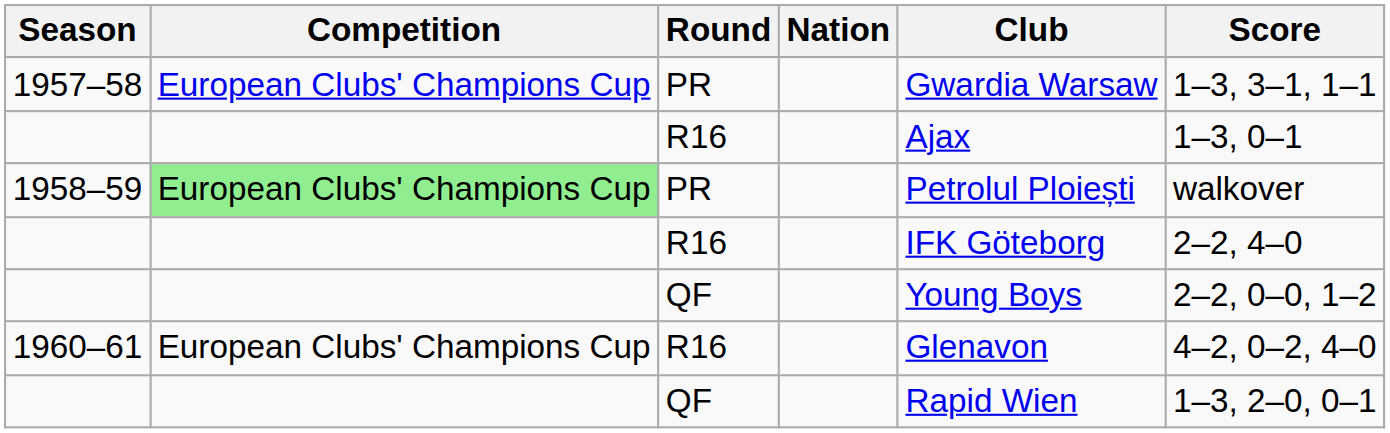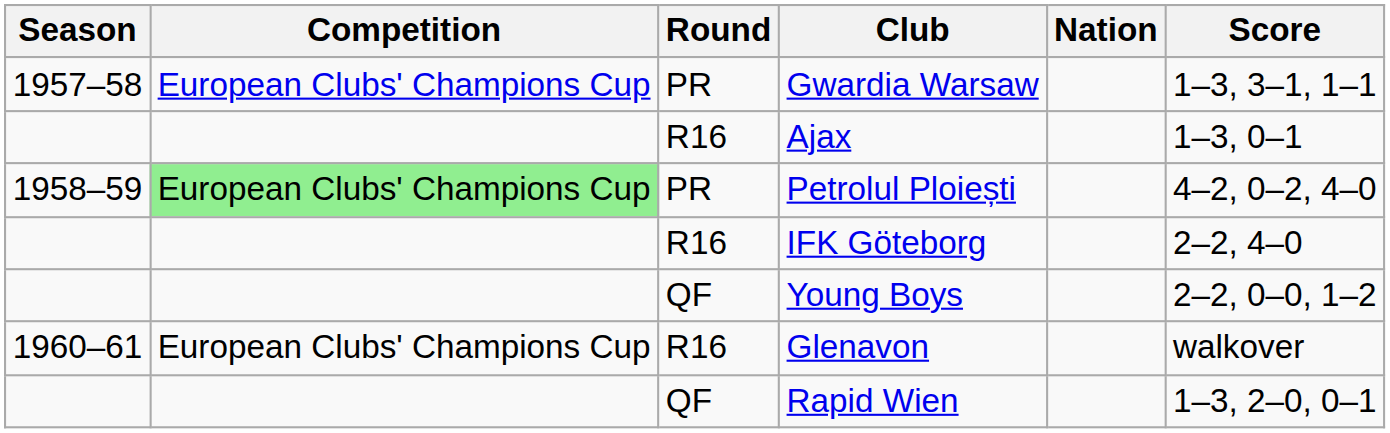columns swapped: (838, 30) <-> (1032, 30)
(1239, 189) walkover -> (1275, 189) 4–2, 0–2, 4–0
(1275, 347) 4–2, 0–2, 4–0 -> (1239, 347) walkover
